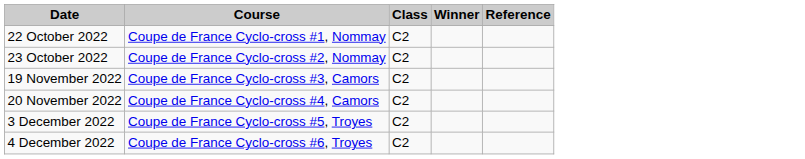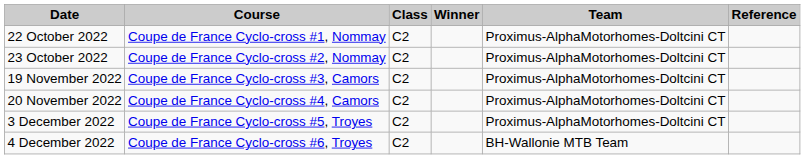+ column: (605, 15)
